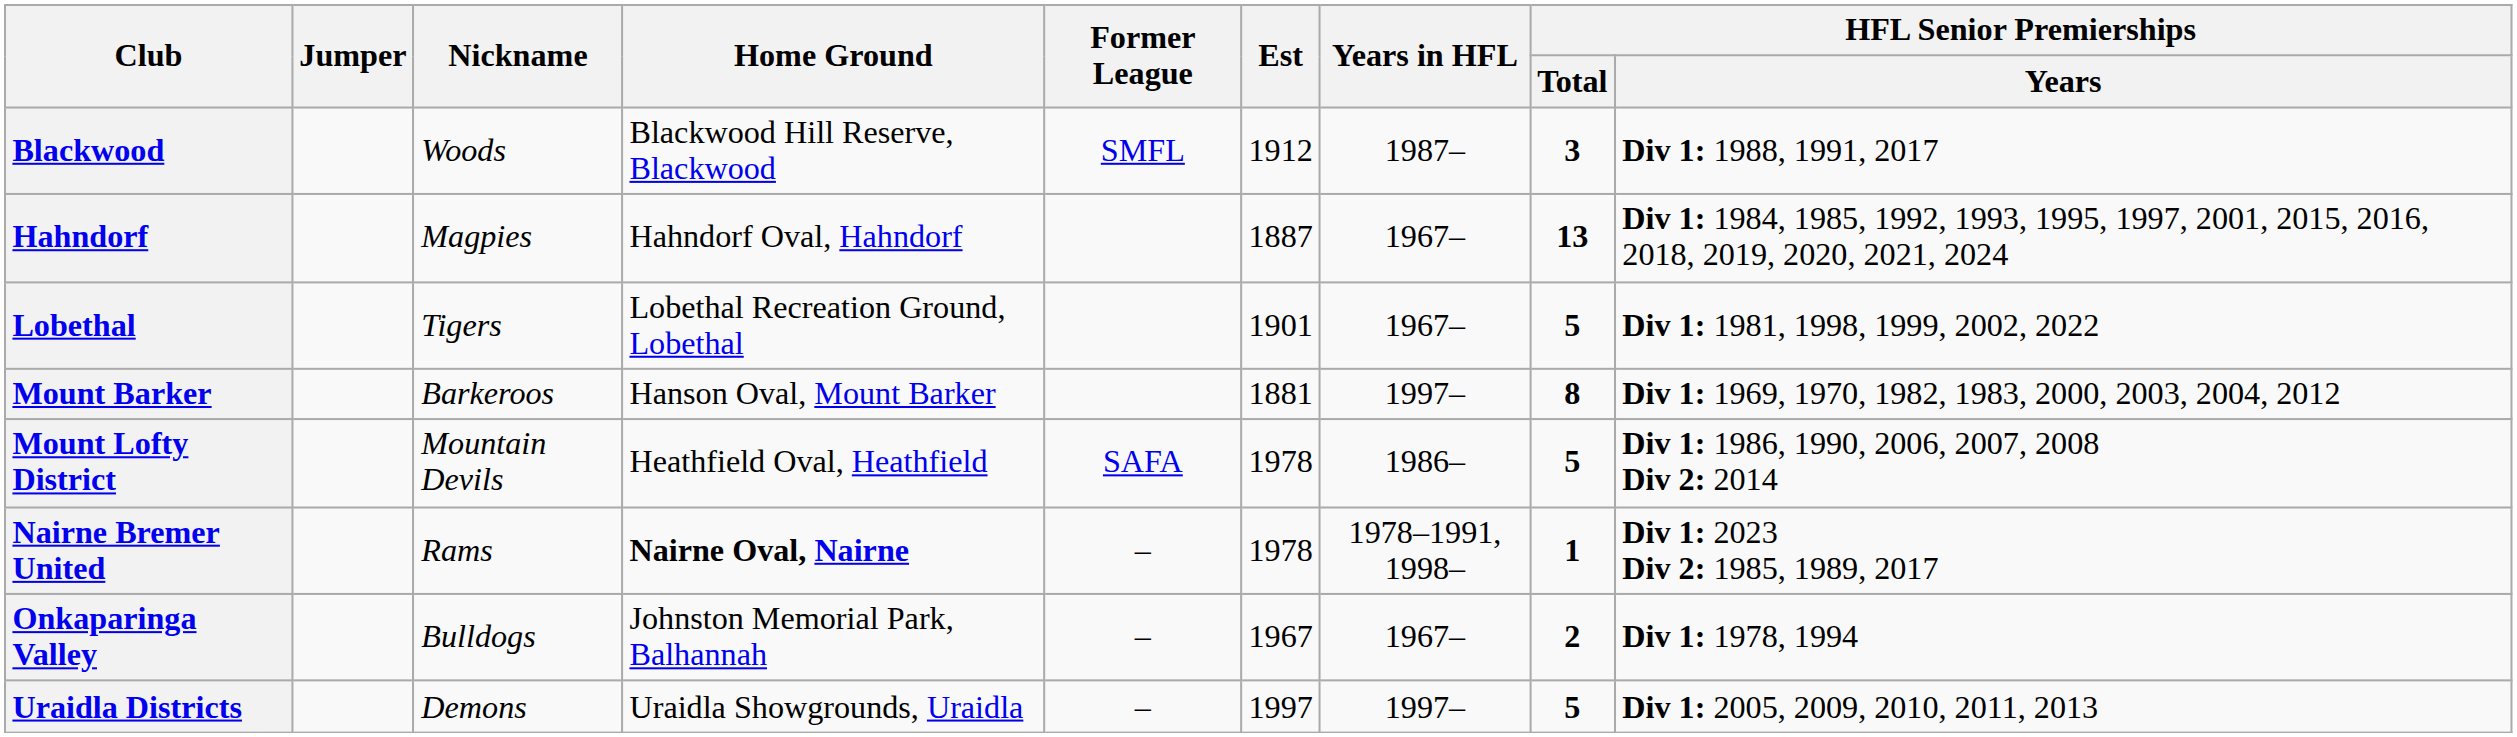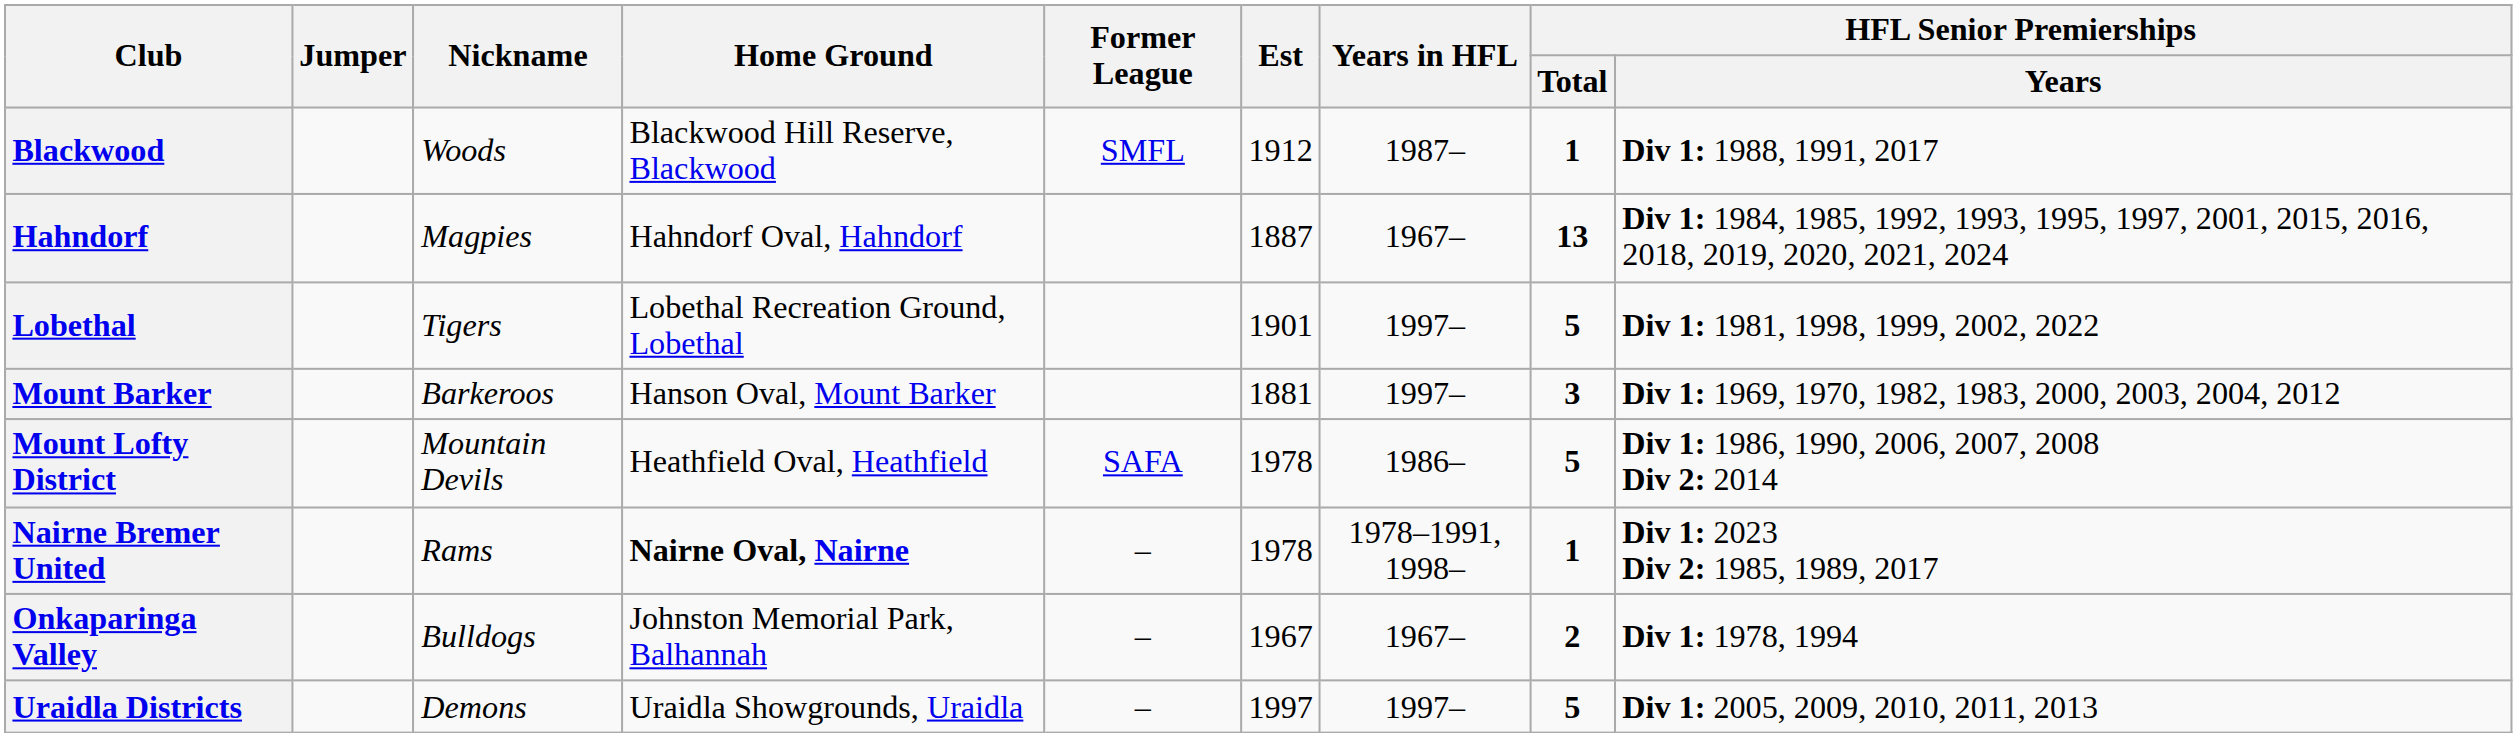(1572, 150) 3 -> (1572, 150) 1
(1425, 324) 1967– -> (1425, 324) 1997–
(1572, 393) 8 -> (1572, 393) 3
